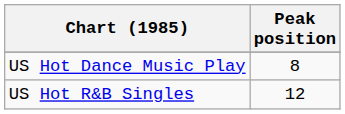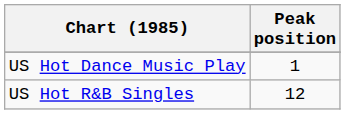(295, 66) 8 -> (295, 66) 1
